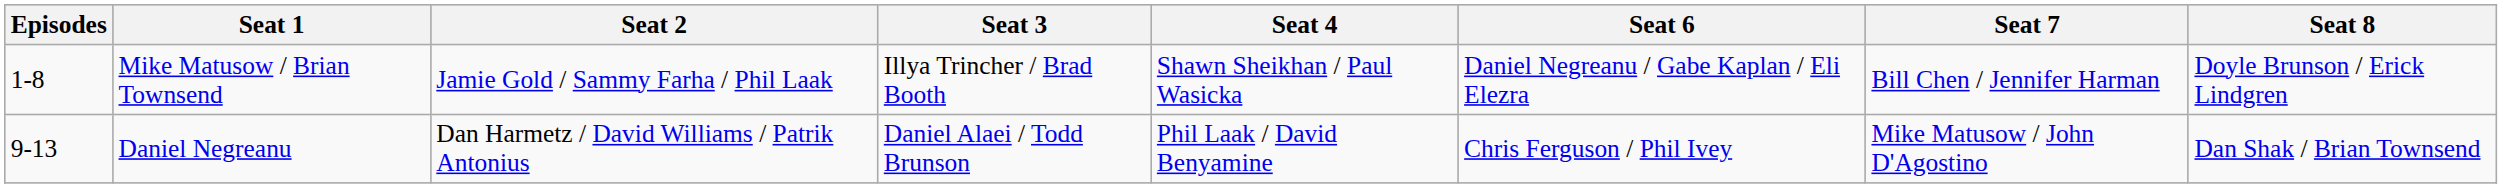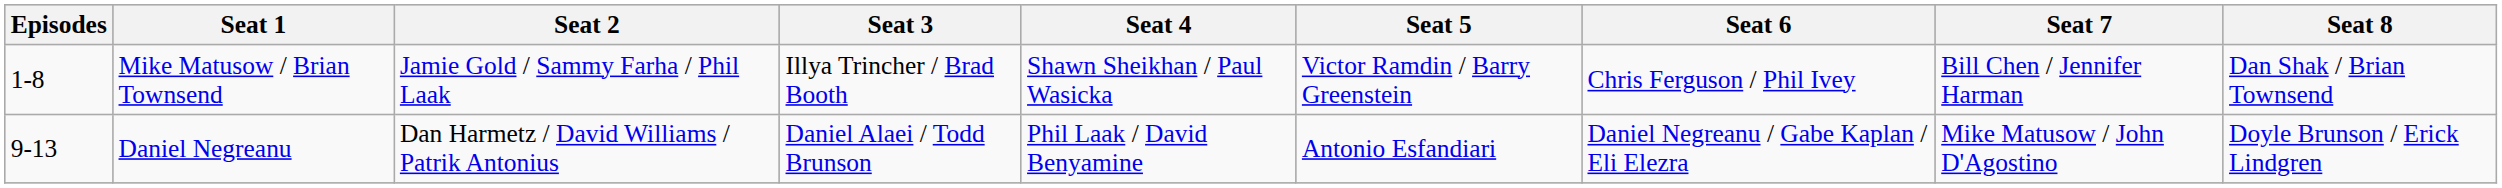+ column: (1439, 24)
(1652, 79) Daniel Negreanu / Gabe Kaplan / Eli Elezra -> (1722, 79) Chris Ferguson / Phil Ivey
(2309, 79) Doyle Brunson / Erick Lindgren -> (2317, 79) Dan Shak / Brian Townsend
(1598, 148) Chris Ferguson / Phil Ivey -> (1757, 148) Daniel Negreanu / Gabe Kaplan / Eli Elezra
(2337, 148) Dan Shak / Brian Townsend -> (2344, 148) Doyle Brunson / Erick Lindgren
